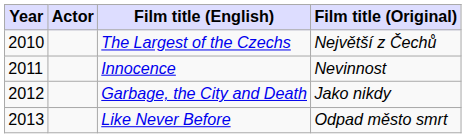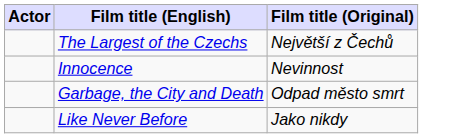- column: (26, 17)
(353, 94) Jako nikdy -> (338, 94) Odpad město smrt
(381, 119) Odpad město smrt -> (309, 119) Jako nikdy
